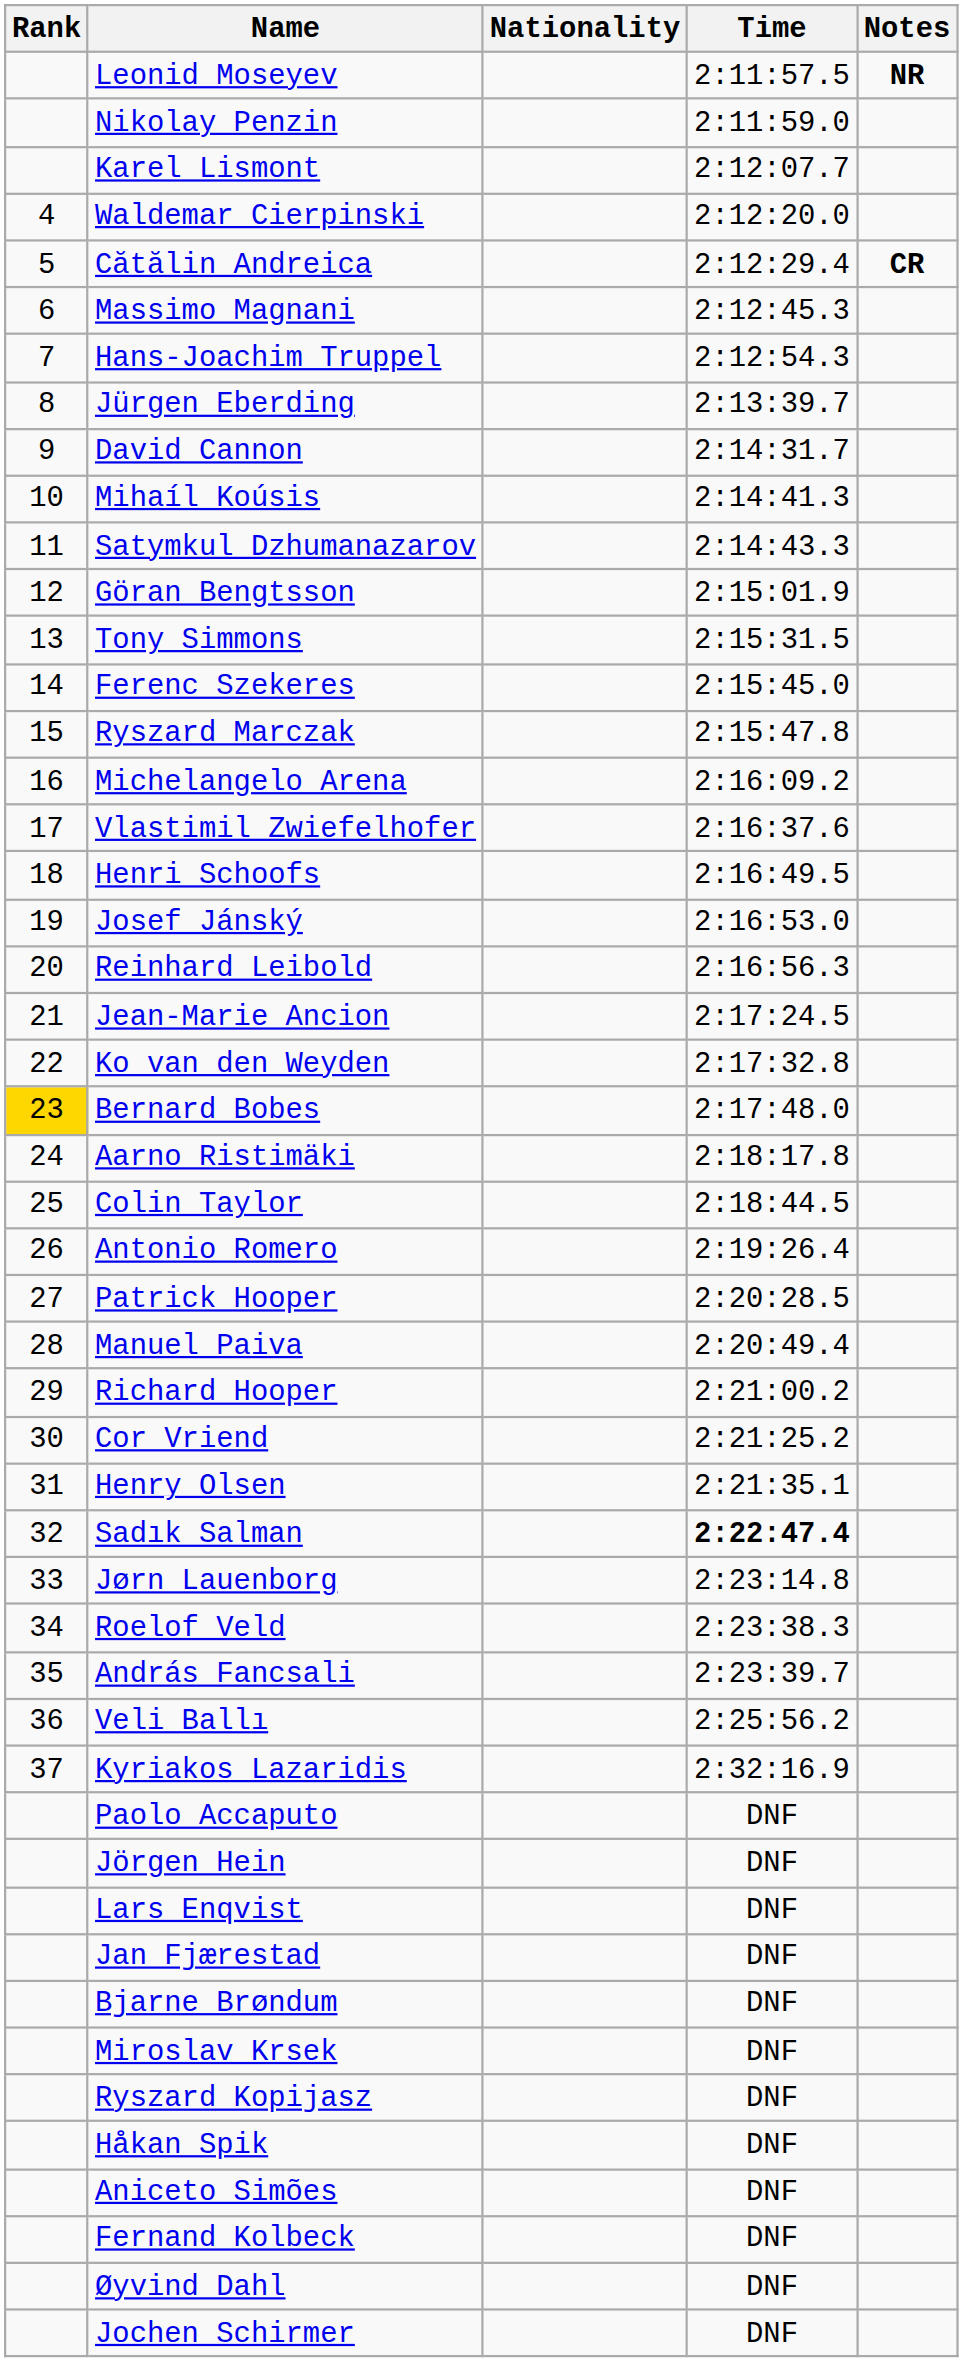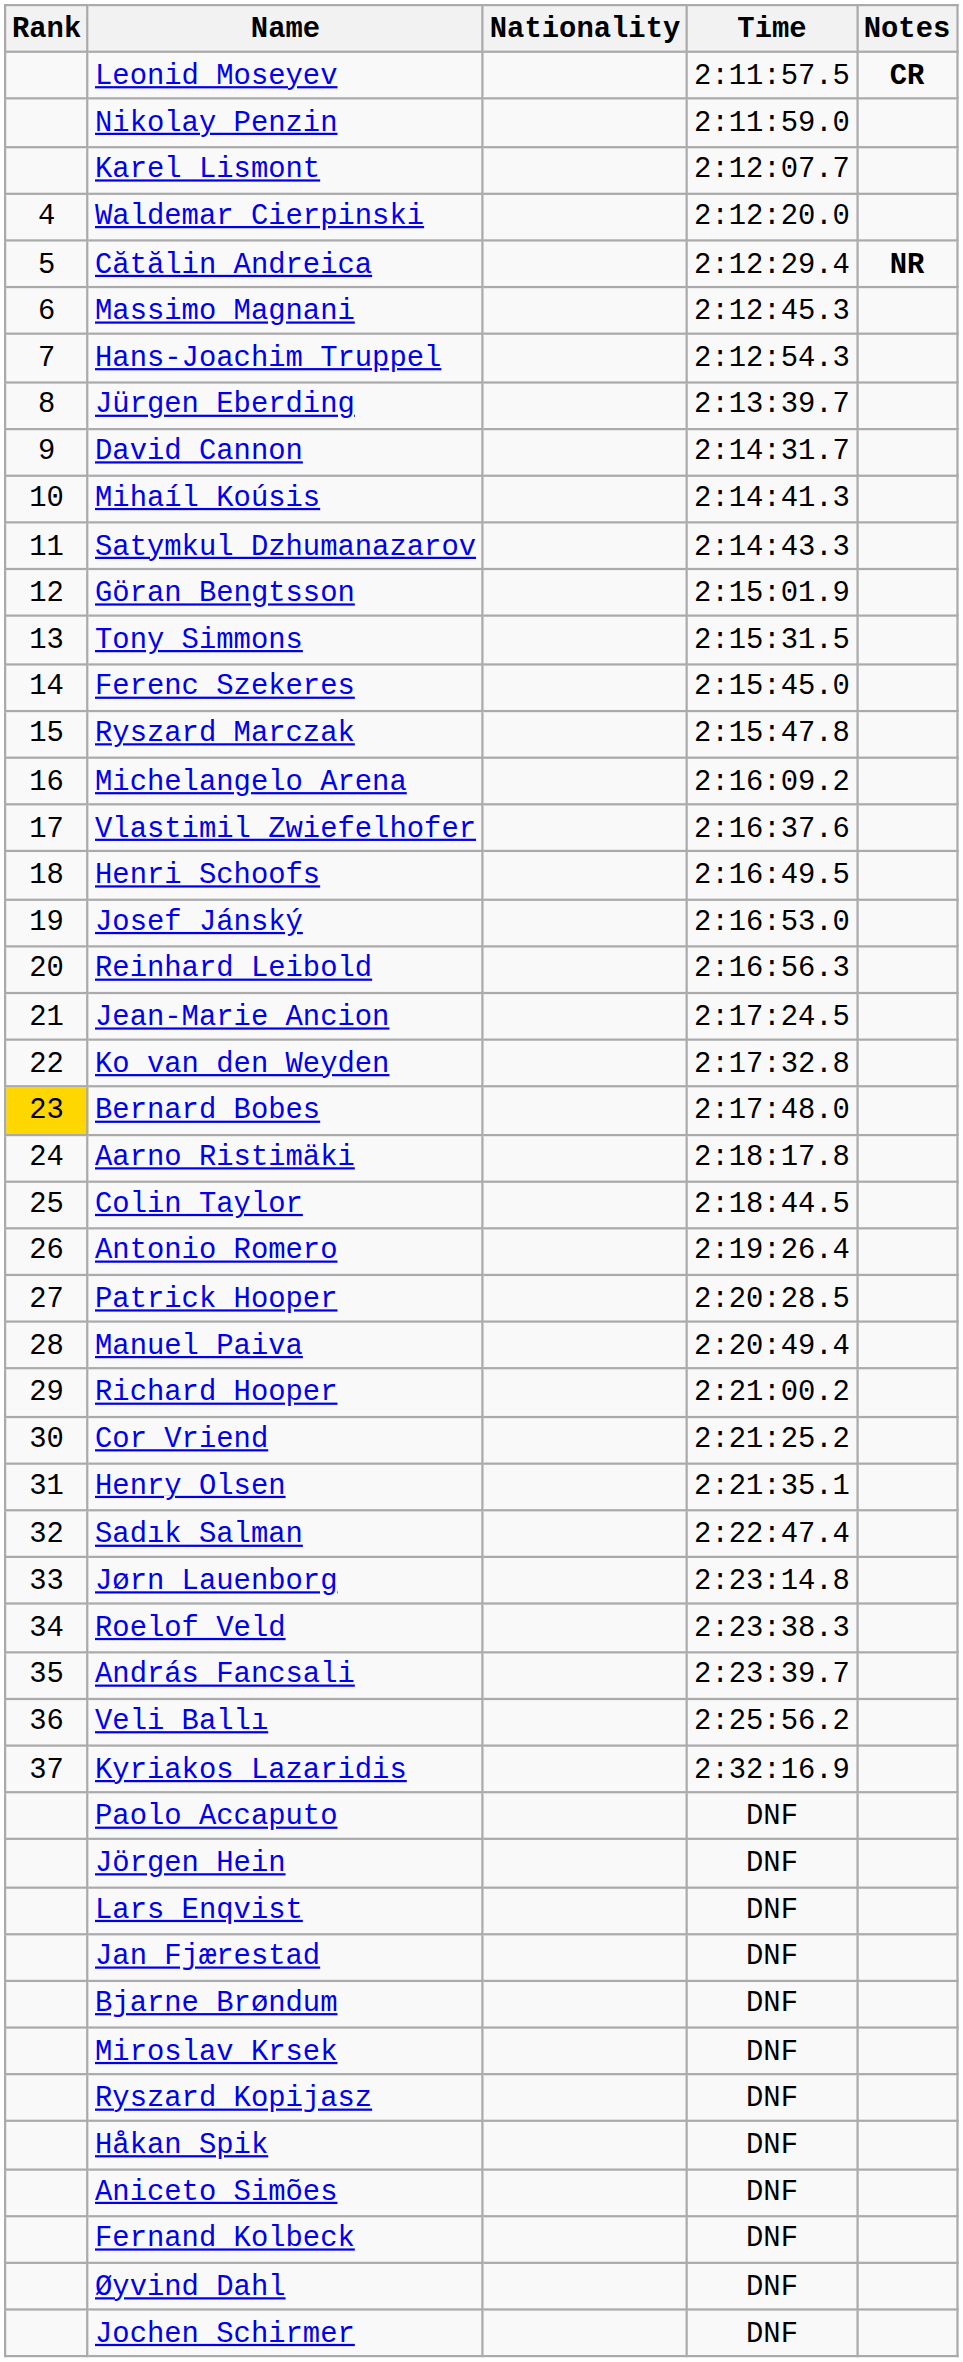(907, 76) NR -> (907, 76) CR
(907, 264) CR -> (907, 264) NR
(772, 1534) bold -> (772, 1534) normal
